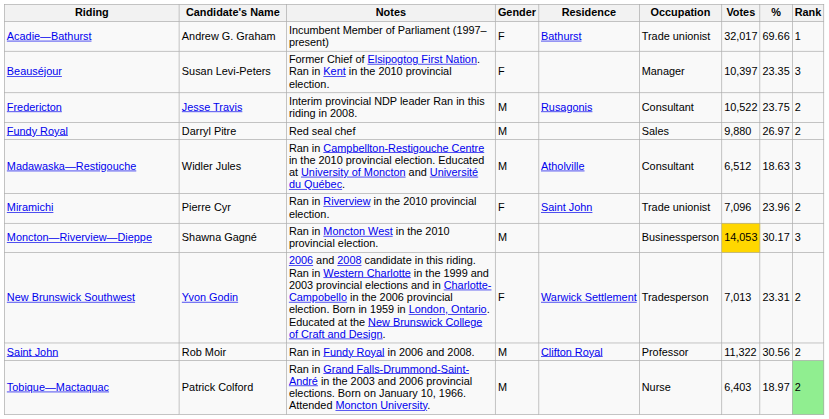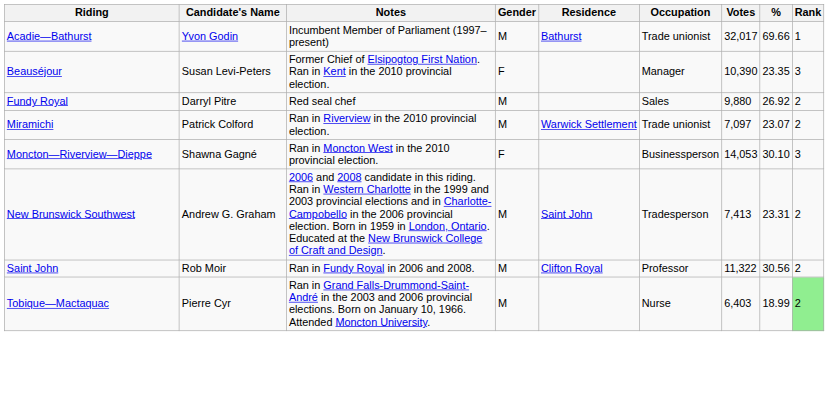(229, 36) Andrew G. Graham -> (210, 36) Yvon Godin
(501, 36) F -> (502, 36) M
(741, 72) 10,397 -> (741, 72) 10,390
- row: (34, 107)
(776, 131) 26.97 -> (776, 101) 26.92
- row: (72, 166)
(206, 208) Pierre Cyr -> (218, 124) Patrick Colford
(501, 208) F -> (502, 124) M
(567, 208) Saint John -> (589, 124) Warwick Settlement
(738, 208) 7,096 -> (738, 124) 7,097
(776, 208) 23.96 -> (776, 124) 23.07
(502, 237) M -> (501, 154) F
(741, 237) gold background -> (741, 154) no background
(776, 237) 30.17 -> (776, 154) 30.10
(210, 298) Yvon Godin -> (229, 214) Andrew G. Graham
(501, 298) F -> (502, 214) M
(589, 298) Warwick Settlement -> (567, 214) Saint John
(738, 298) 7,013 -> (738, 214) 7,413
(218, 387) Patrick Colford -> (206, 304) Pierre Cyr
(776, 387) 18.97 -> (776, 304) 18.99
